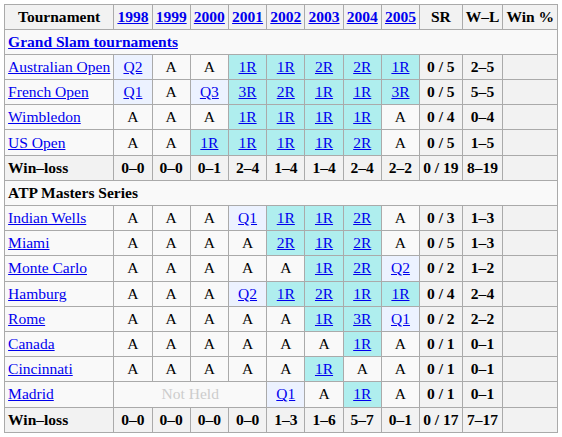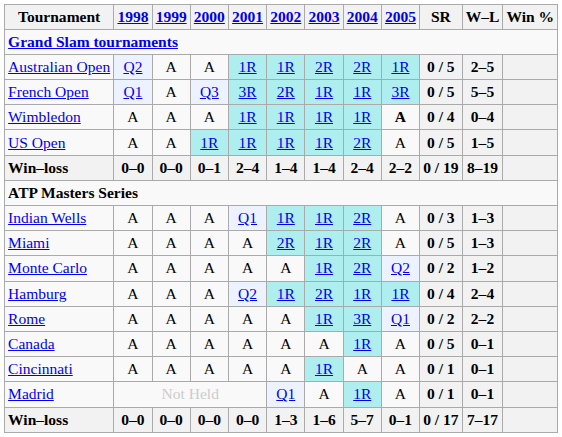(400, 117) normal -> (400, 117) bold
(441, 344) 0 / 1 -> (441, 344) 0 / 5
